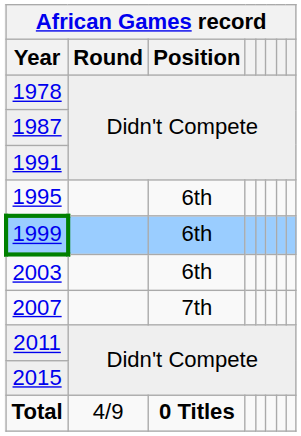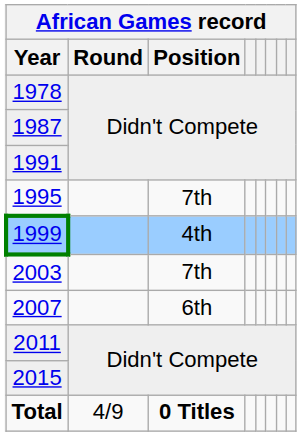(197, 197) 6th -> (197, 197) 7th
(197, 234) 6th -> (197, 234) 4th
(197, 271) 6th -> (197, 271) 7th
(197, 307) 7th -> (197, 307) 6th
